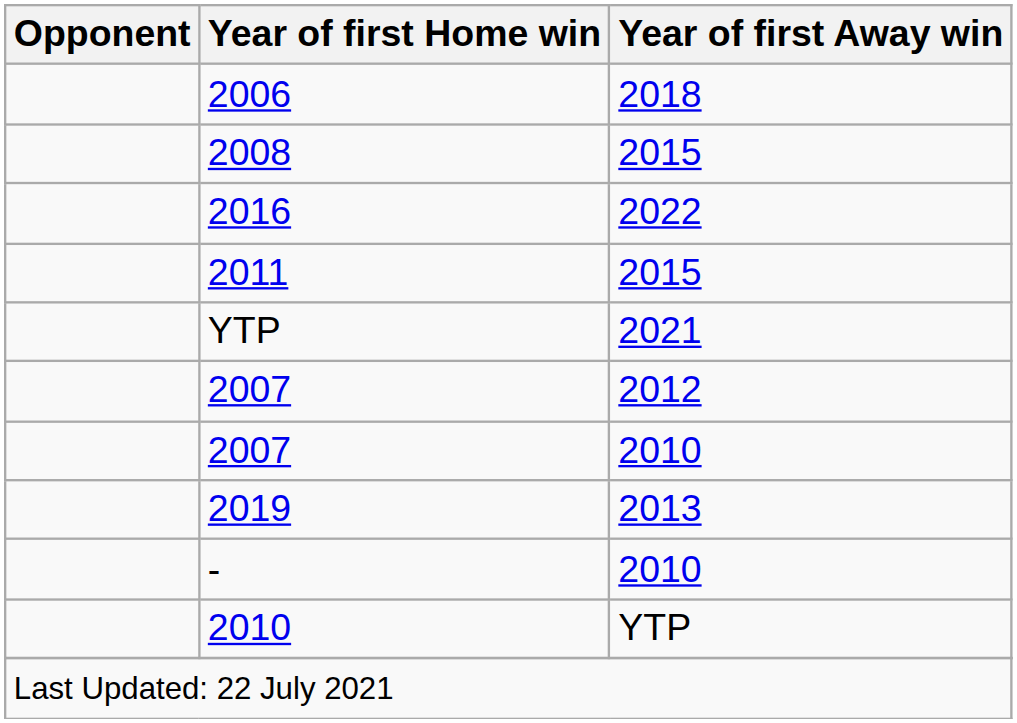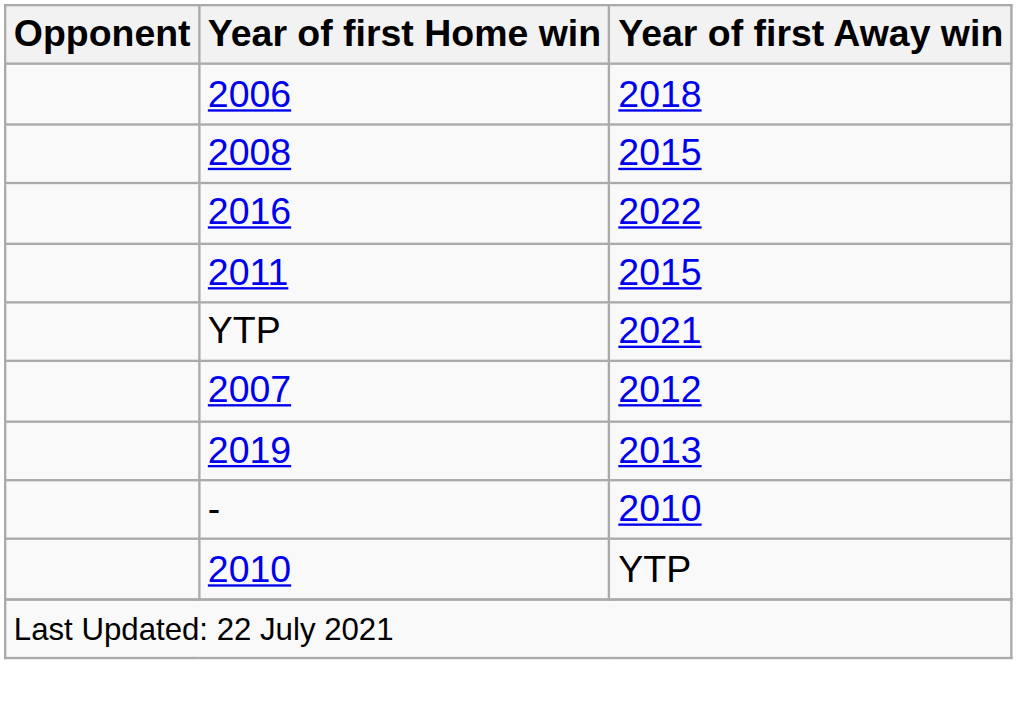- row: (249, 449)
